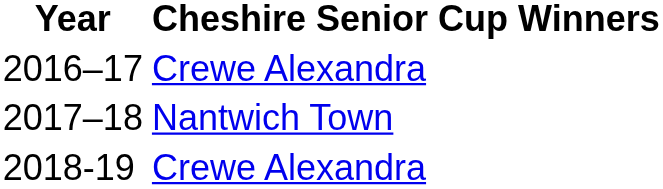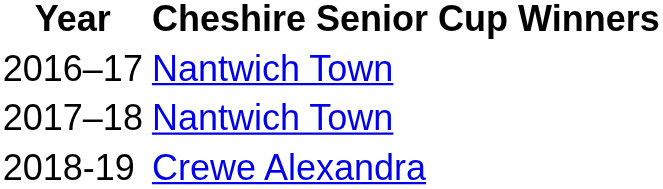(289, 68) Crewe Alexandra -> (273, 68) Nantwich Town
